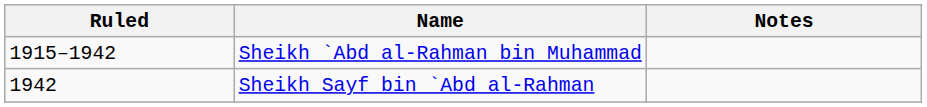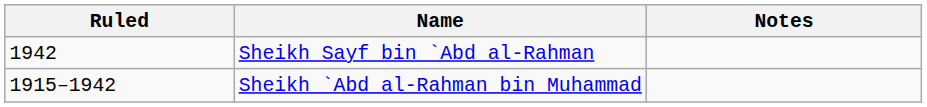rows swapped: (440, 53) <-> (417, 85)
